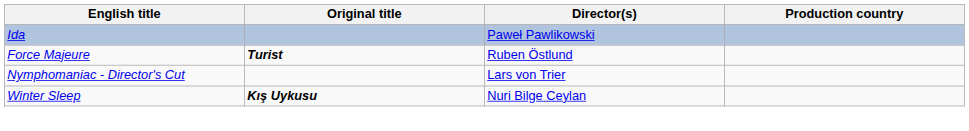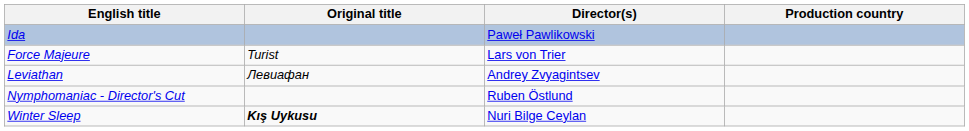(265, 55) bold -> (263, 55) normal
(530, 55) Ruben Östlund -> (526, 55) Lars von Trier
+ row: (35, 75)
(526, 75) Lars von Trier -> (530, 95) Ruben Östlund
